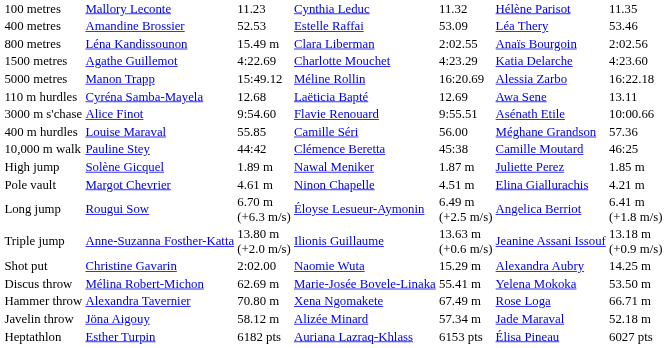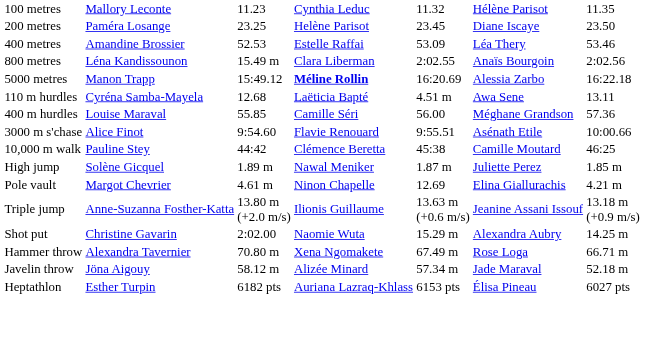+ row: (33, 26)
- row: (36, 61)
(330, 79) normal -> (331, 79) bold
(453, 96) 12.69 -> (434, 96) 4.51 m
rows swapped: (41, 131) <-> (43, 114)
(457, 184) 4.51 m -> (431, 184) 12.69
- row: (33, 209)
- row: (38, 283)
